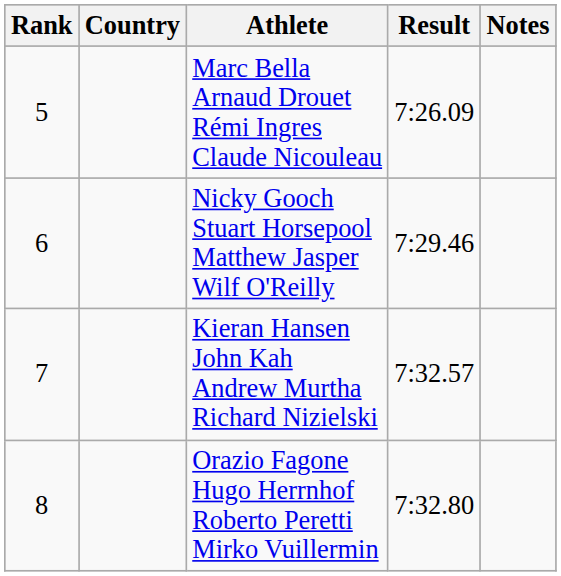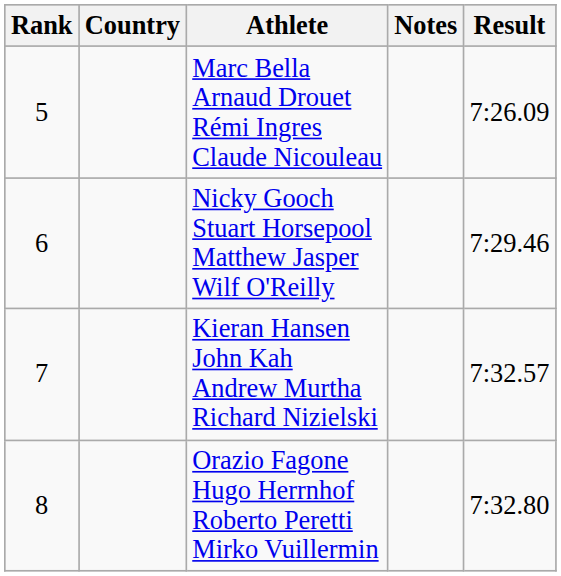columns swapped: (434, 25) <-> (518, 25)
